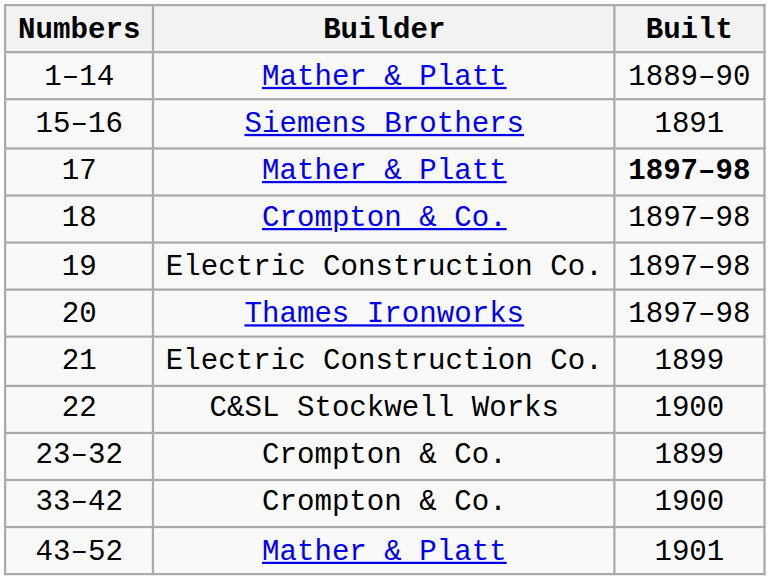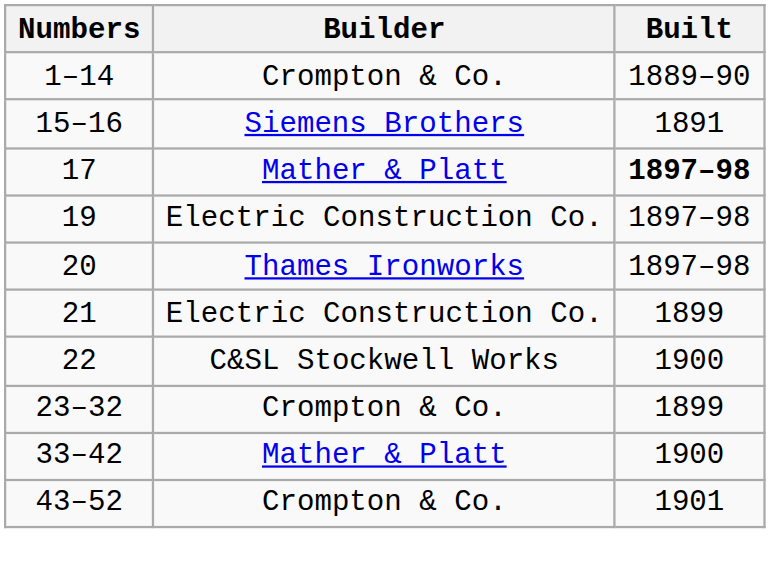(384, 76) Mather & Platt -> (384, 76) Crompton & Co.
- row: (79, 219)
(384, 503) Crompton & Co. -> (384, 456) Mather & Platt
(384, 551) Mather & Platt -> (384, 503) Crompton & Co.
